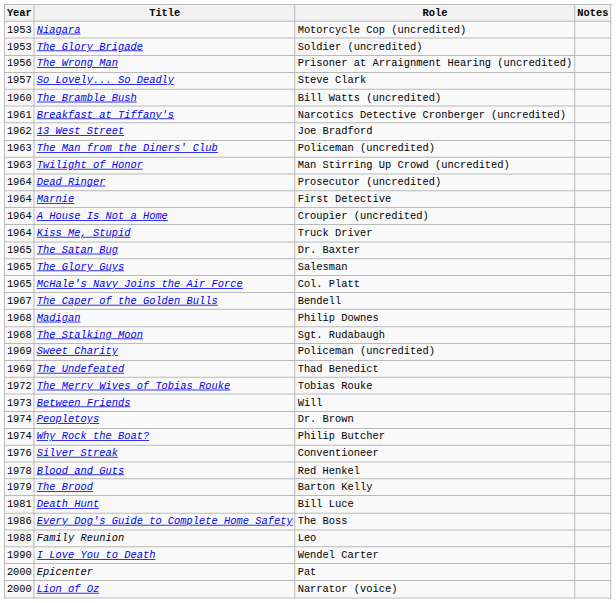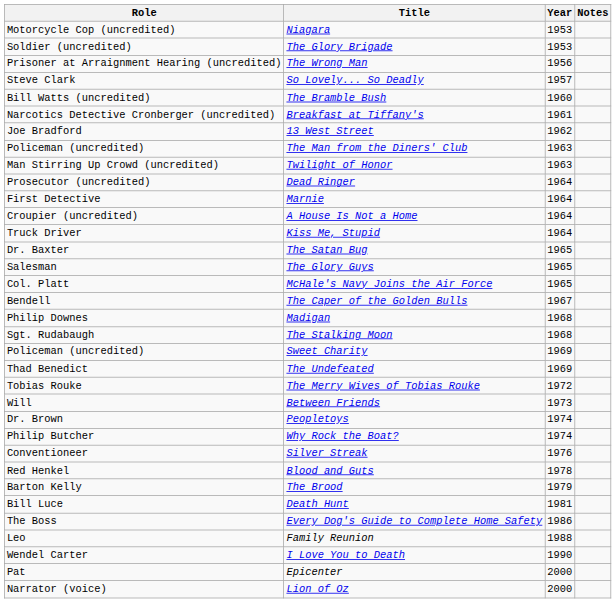columns swapped: (19, 13) <-> (435, 13)
